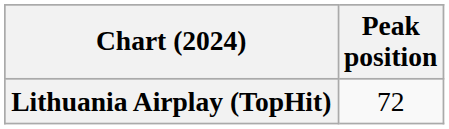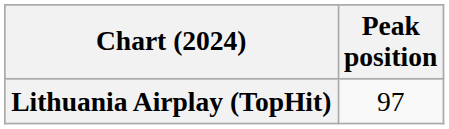(391, 100) 72 -> (391, 100) 97
